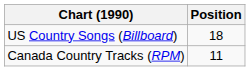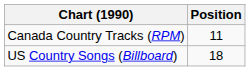rows swapped: (96, 55) <-> (92, 35)
